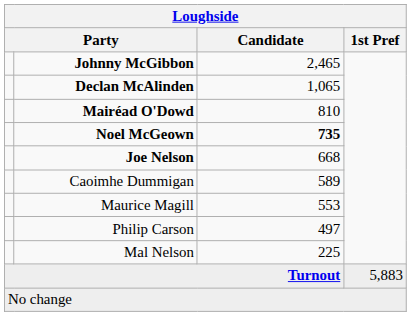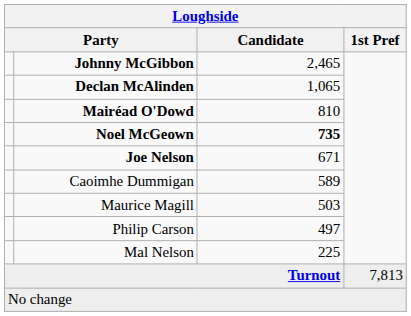(329, 157) 668 -> (329, 157) 671
(329, 205) 553 -> (329, 205) 503
(386, 275) 5,883 -> (386, 275) 7,813
